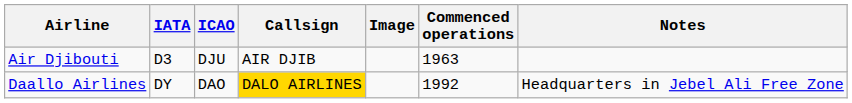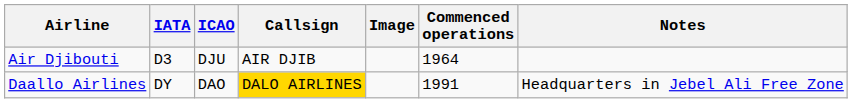(441, 60) 1963 -> (441, 60) 1964
(441, 85) 1992 -> (441, 85) 1991
